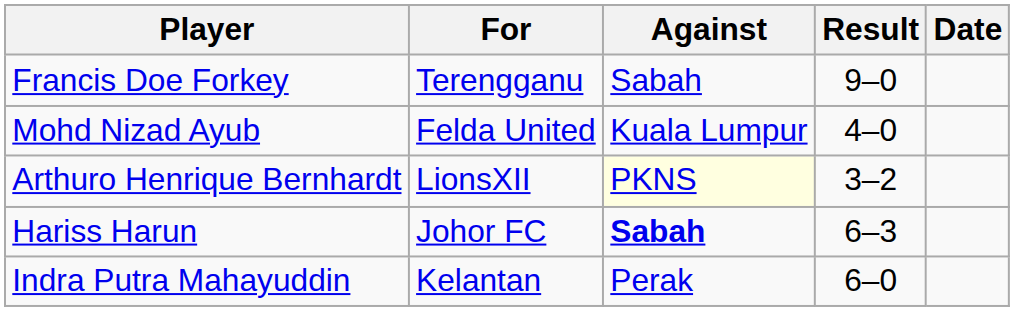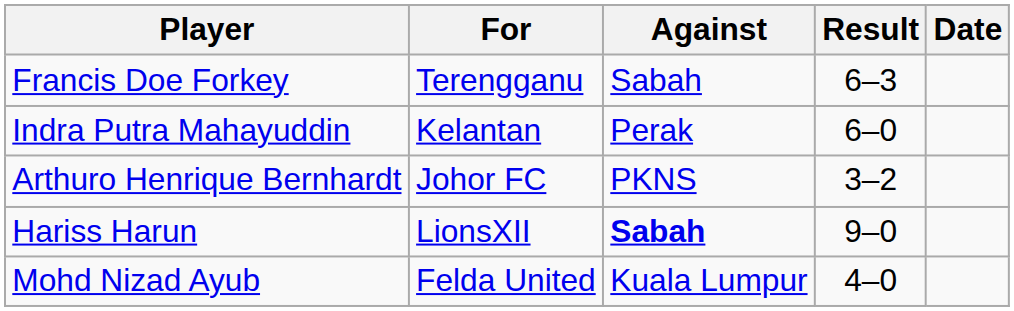(871, 79) 9–0 -> (871, 79) 6–3
rows swapped: (136, 130) <-> (181, 280)
(473, 180) LionsXII -> (481, 180) Johor FC
(653, 180) lightyellow background -> (653, 180) no background
(481, 230) Johor FC -> (473, 230) LionsXII
(871, 230) 6–3 -> (871, 230) 9–0
